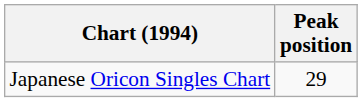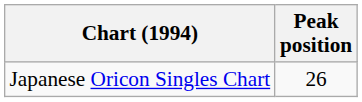(316, 79) 29 -> (316, 79) 26
